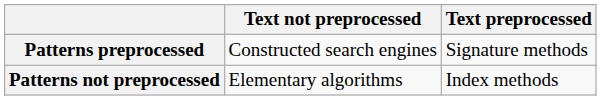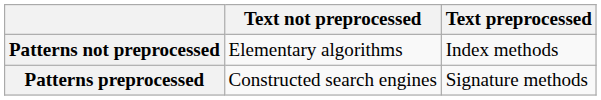rows swapped: (114, 79) <-> (114, 49)
